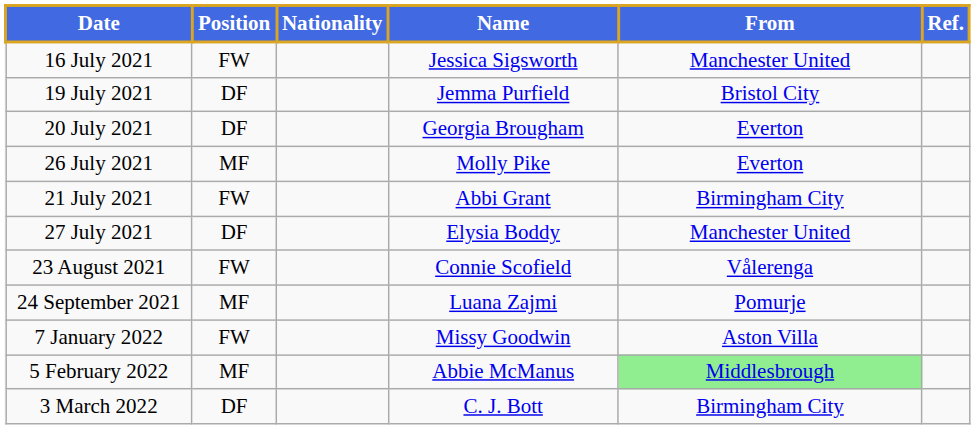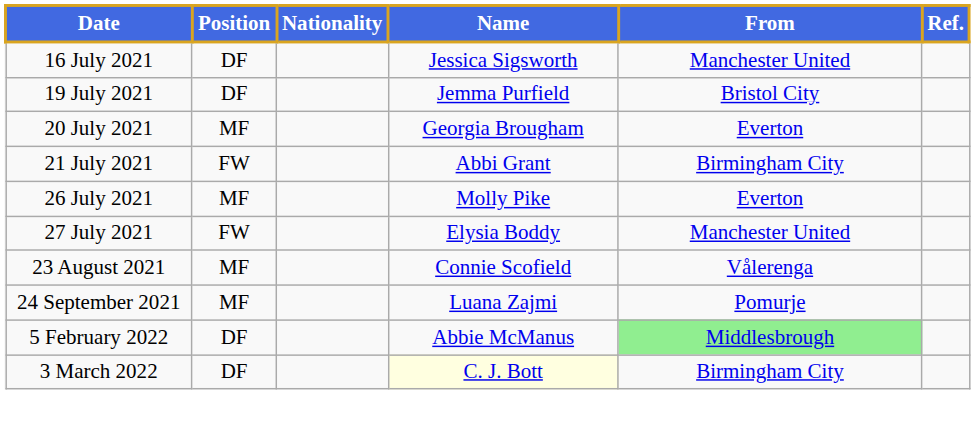(234, 59) FW -> (234, 59) DF
(234, 129) DF -> (234, 129) MF
rows swapped: (99, 198) <-> (99, 163)
(234, 233) DF -> (234, 233) FW
(234, 267) FW -> (234, 267) MF
- row: (99, 337)
(234, 371) MF -> (234, 337) DF
(503, 406) no background -> (503, 371) lightyellow background
